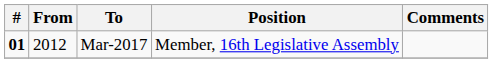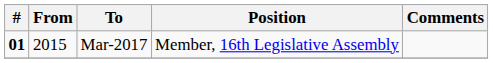(50, 44) 2012 -> (50, 44) 2015
